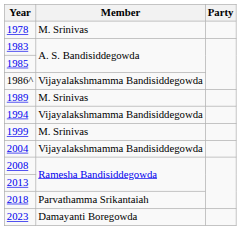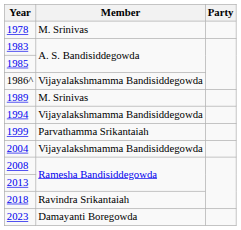(63, 132) M. Srinivas -> (93, 132) Parvathamma Srikantaiah
(93, 200) Parvathamma Srikantaiah -> (84, 200) Ravindra Srikantaiah
